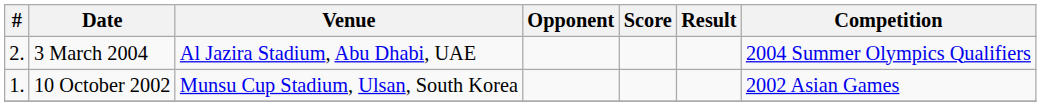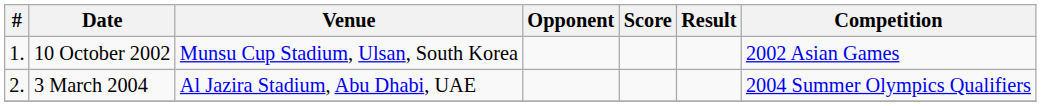rows swapped: (102, 85) <-> (91, 52)
